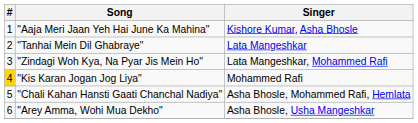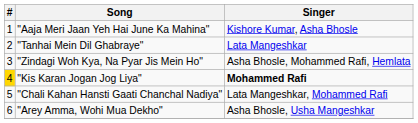(307, 62) Lata Mangeshkar, Mohammed Rafi -> (319, 62) Asha Bhosle, Mohammed Rafi, Hemlata
(265, 78) normal -> (267, 78) bold
(319, 95) Asha Bhosle, Mohammed Rafi, Hemlata -> (307, 95) Lata Mangeshkar, Mohammed Rafi
